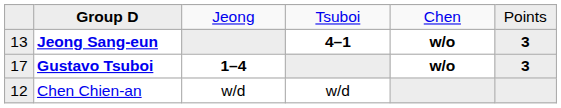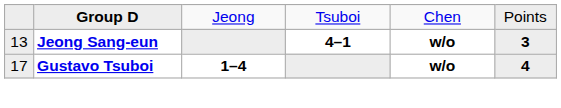(525, 66) 3 -> (525, 66) 4
- row: (89, 91)
